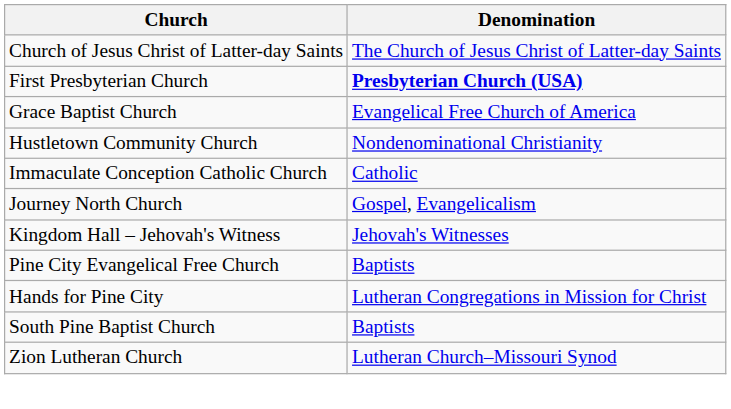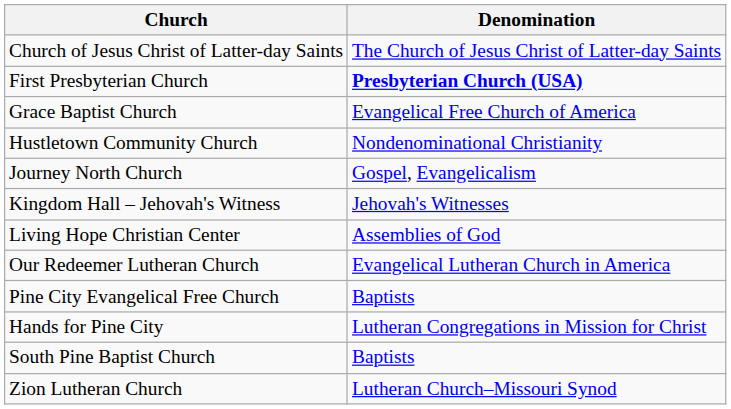- row: (168, 173)
+ row: (124, 234)
+ row: (134, 265)
